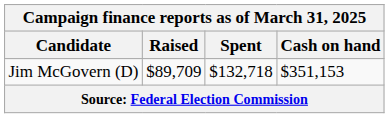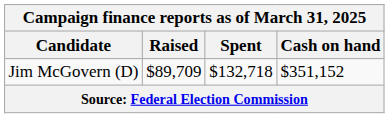(312, 71) $351,153 -> (312, 71) $351,152
